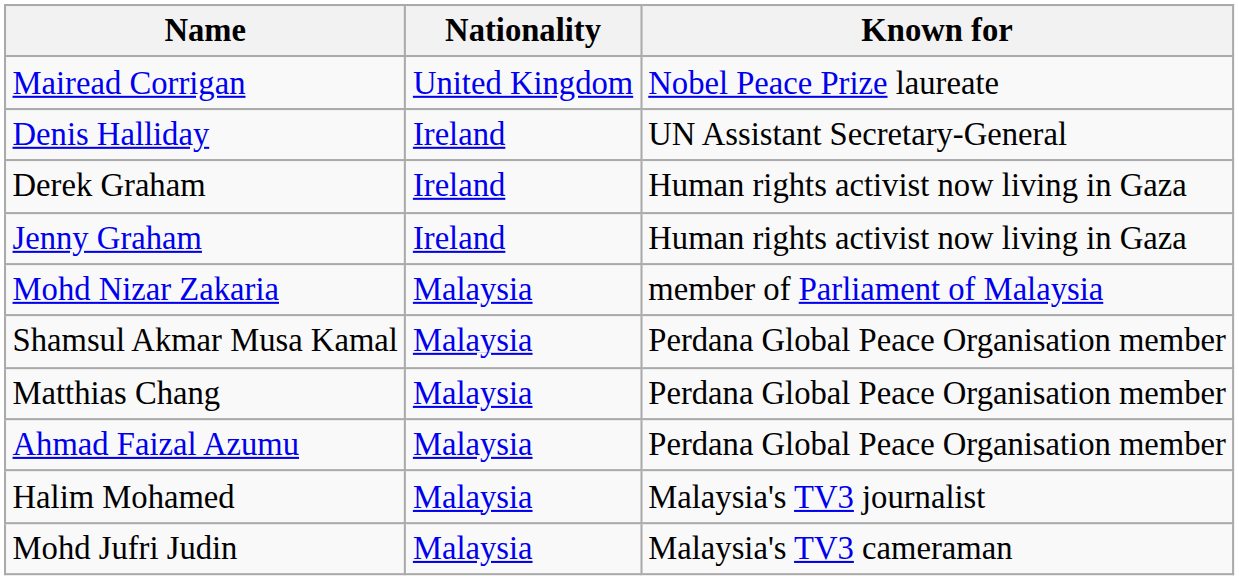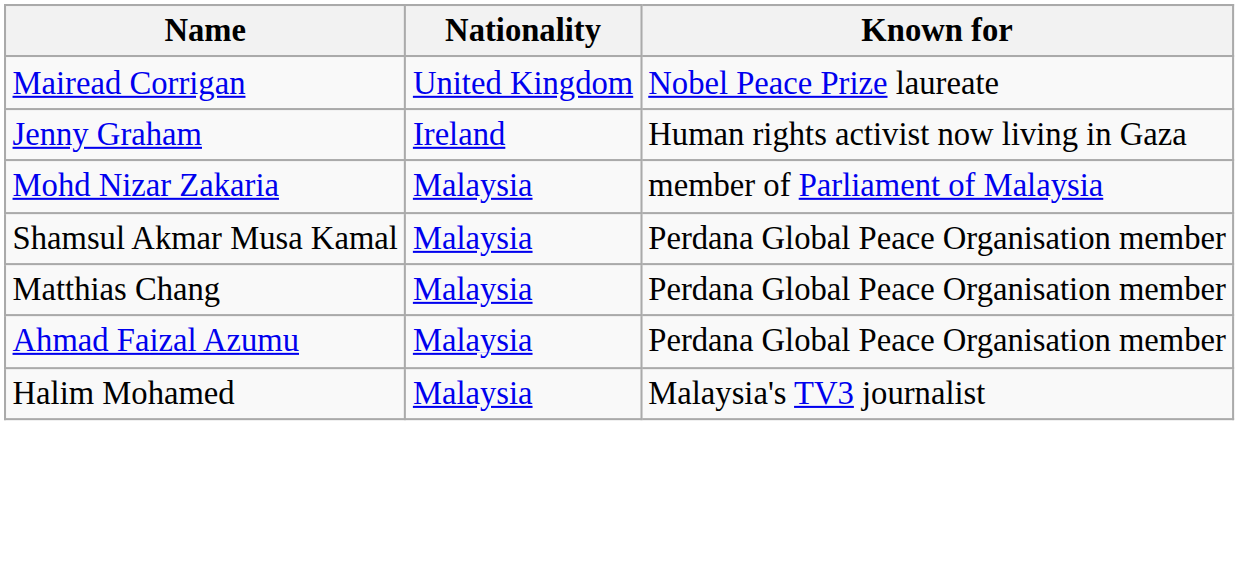- row: (111, 133)
- row: (109, 185)
- row: (125, 548)
